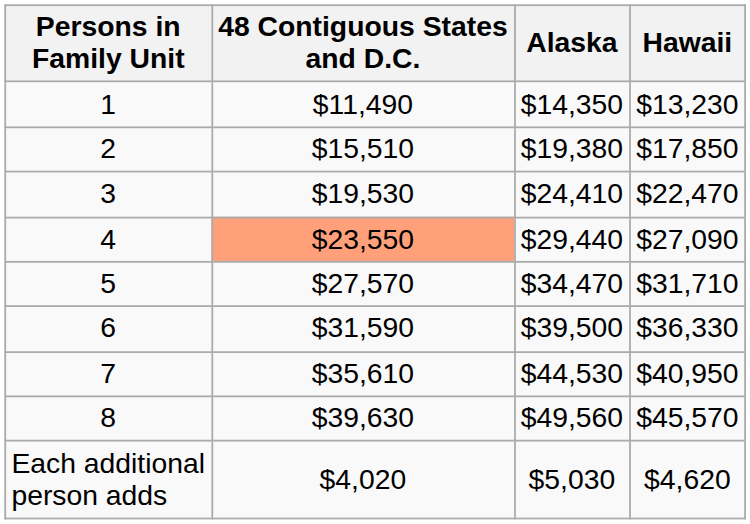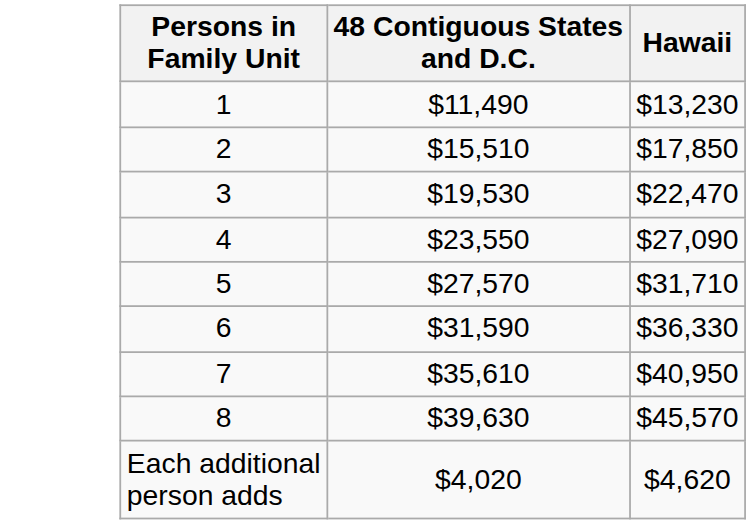- column: (572, 43)
(363, 238) lightsalmon background -> (478, 238) no background
